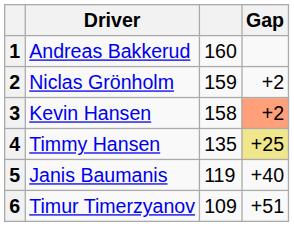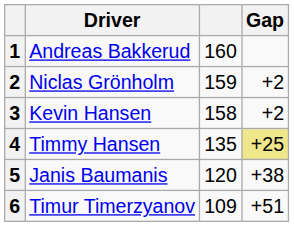(273, 113) lightsalmon background -> (273, 113) no background
(220, 176) 119 -> (221, 176) 120
(267, 176) +40 -> (267, 176) +38
